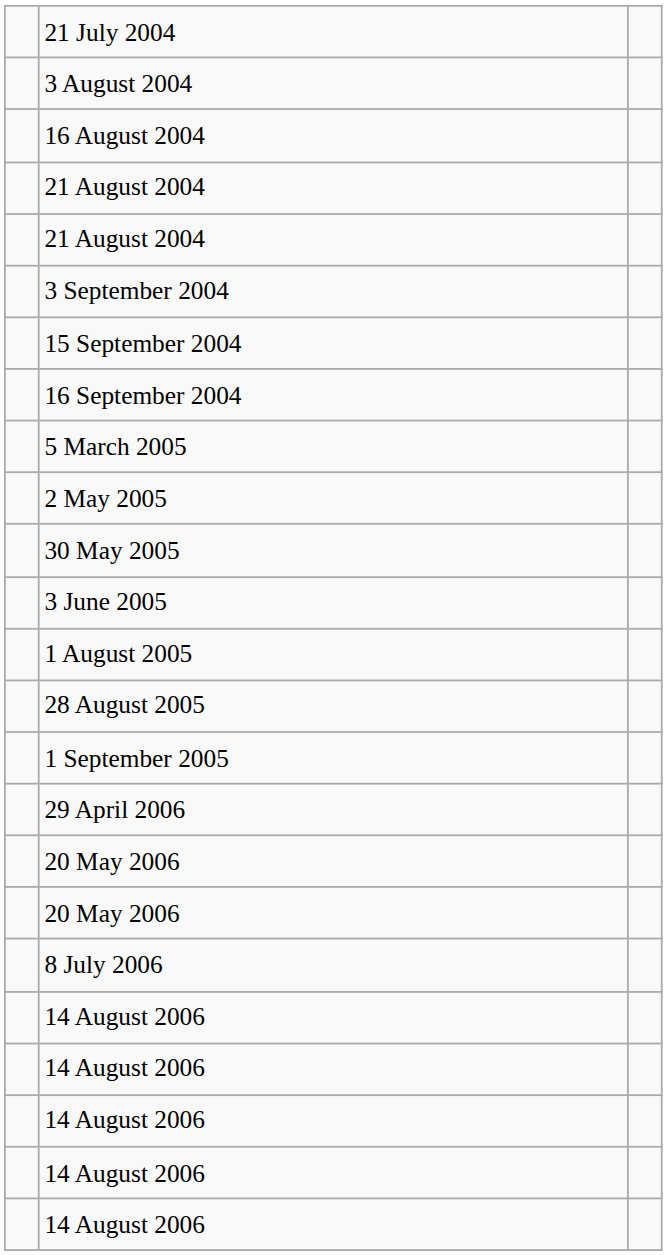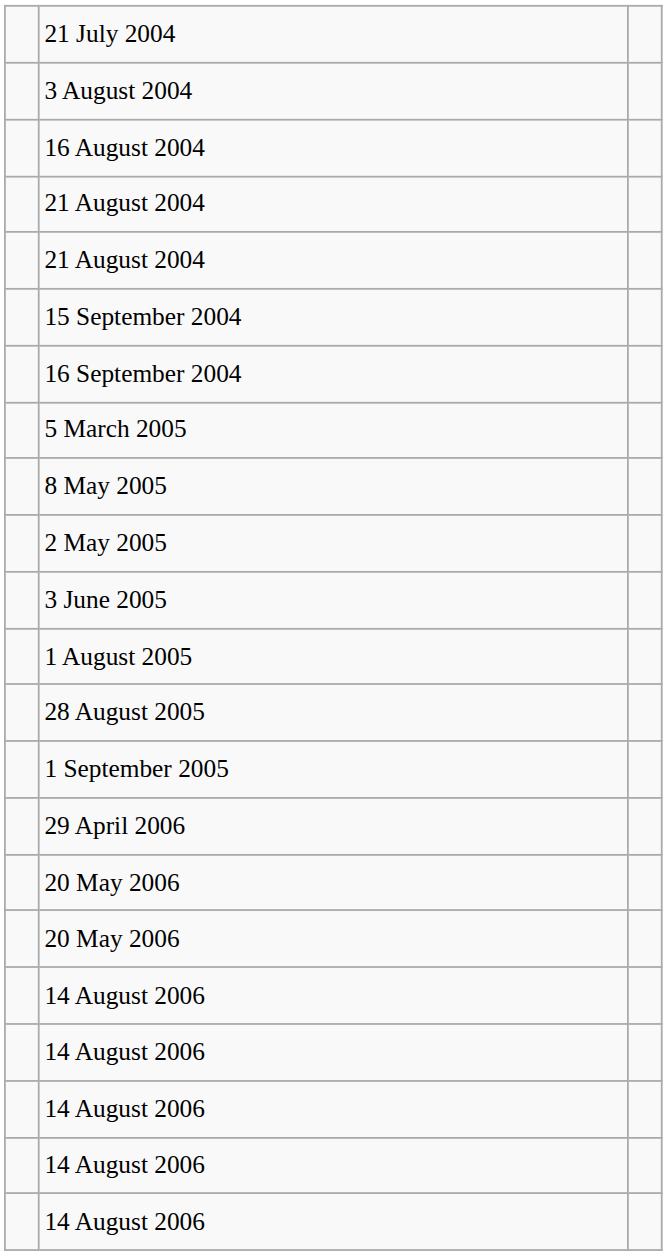- row: (22, 291)
+ row: (22, 487)
- row: (22, 551)
- row: (22, 965)
